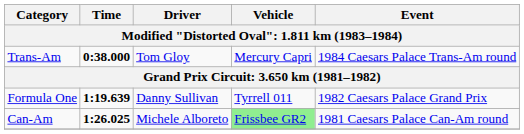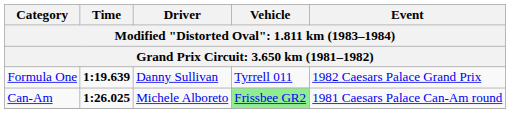- row: (34, 56)
